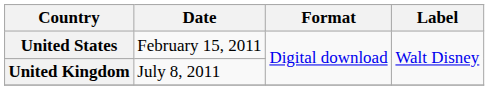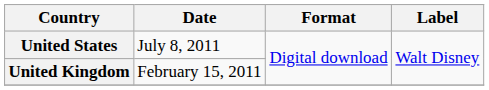(199, 44) February 15, 2011 -> (179, 44) July 8, 2011
(179, 71) July 8, 2011 -> (199, 71) February 15, 2011
